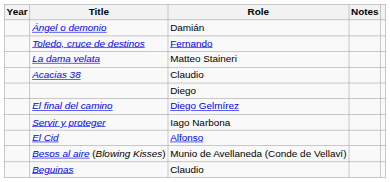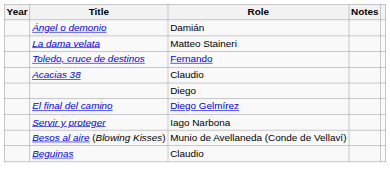rows swapped: (88, 43) <-> (66, 59)
- row: (45, 138)
